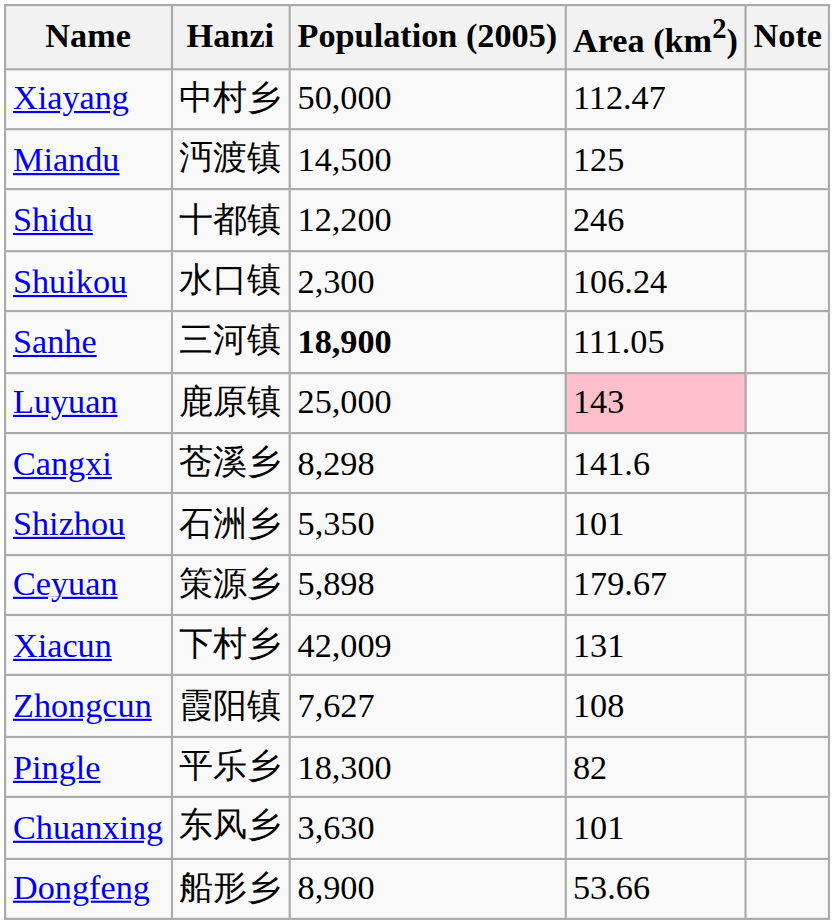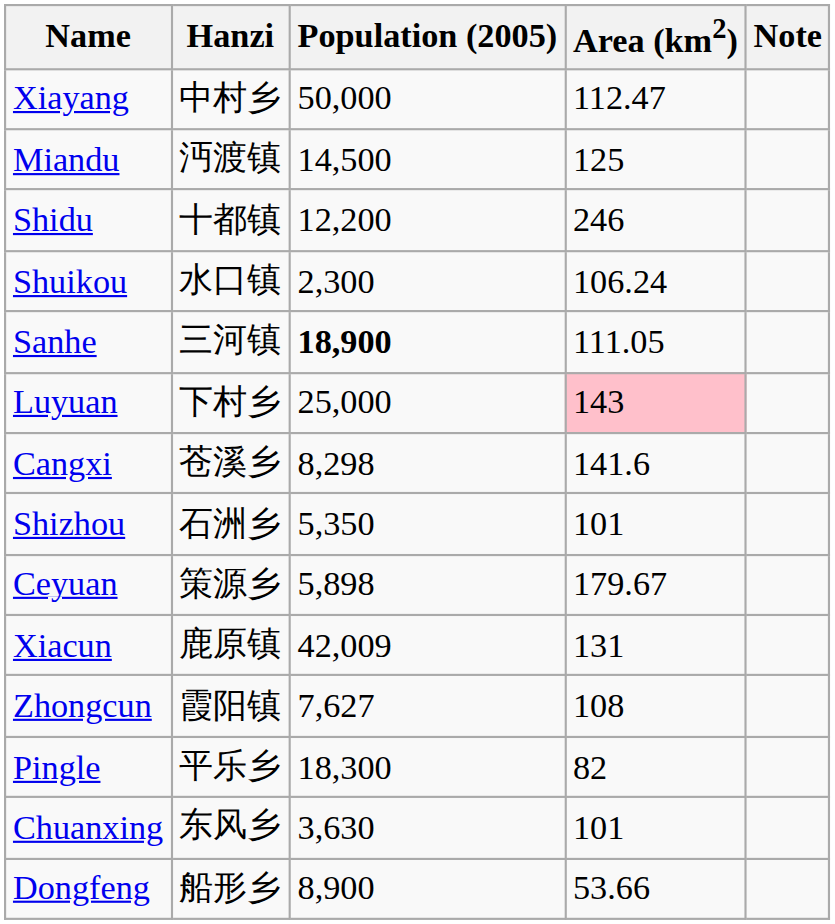(230, 400) 鹿原镇 -> (230, 400) 下村乡
(230, 643) 下村乡 -> (230, 643) 鹿原镇
